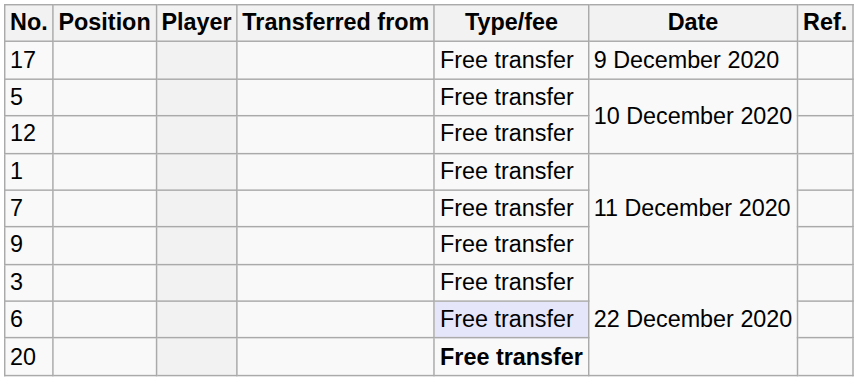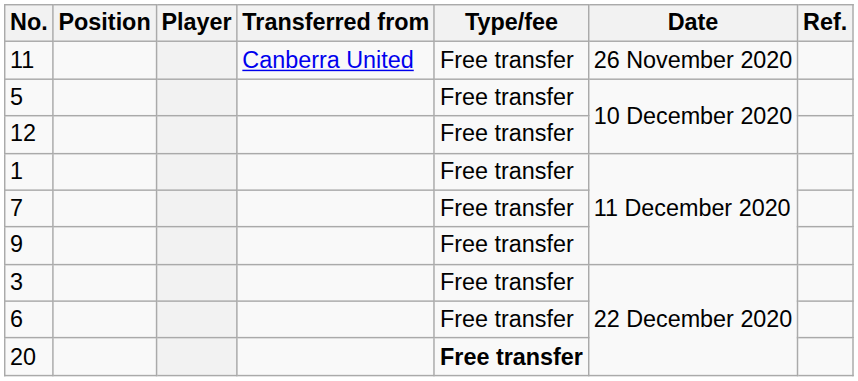+ row: (22, 60)
- row: (23, 60)
(507, 319) lavender background -> (507, 319) no background
